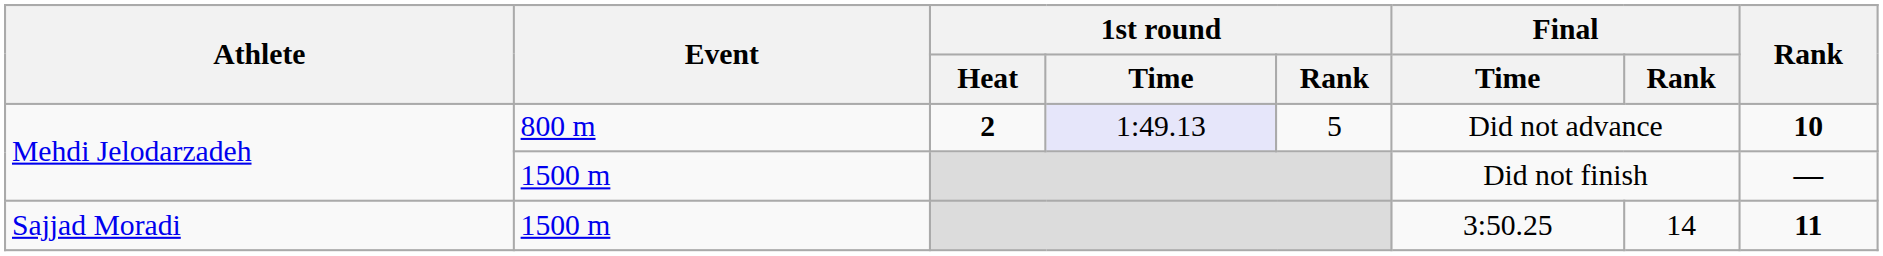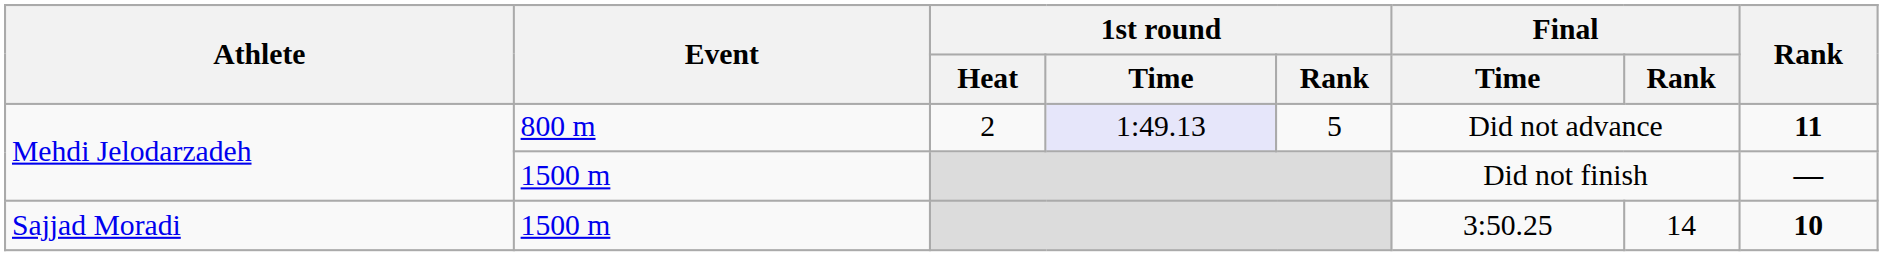(988, 127) bold -> (988, 127) normal
(1808, 127) 10 -> (1808, 127) 11
(1808, 225) 11 -> (1808, 225) 10
